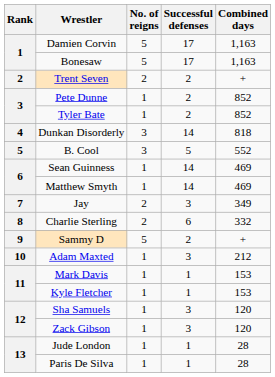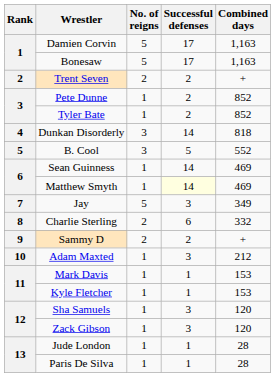(188, 185) no background -> (188, 185) lightyellow background
(144, 203) 2 -> (144, 203) 5
(144, 239) 5 -> (144, 239) 2
